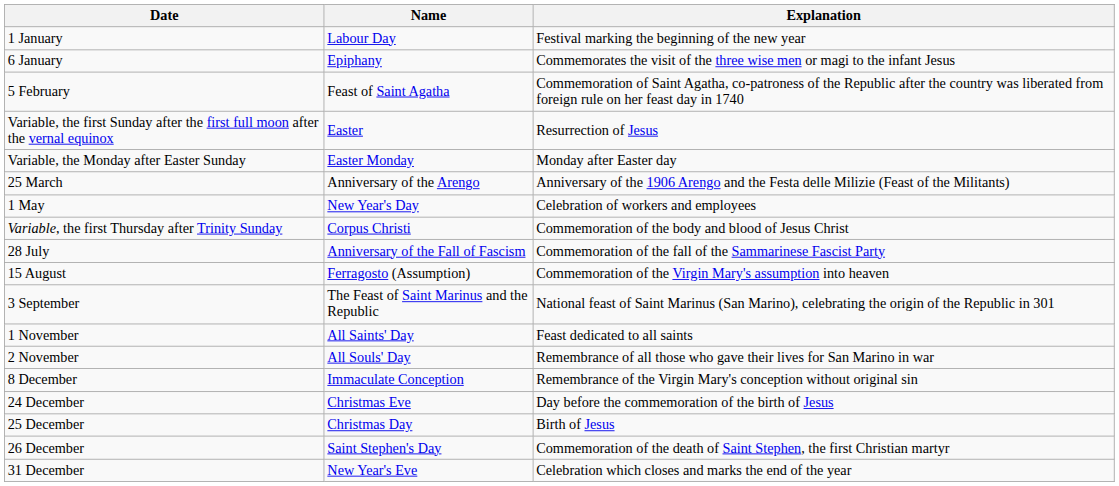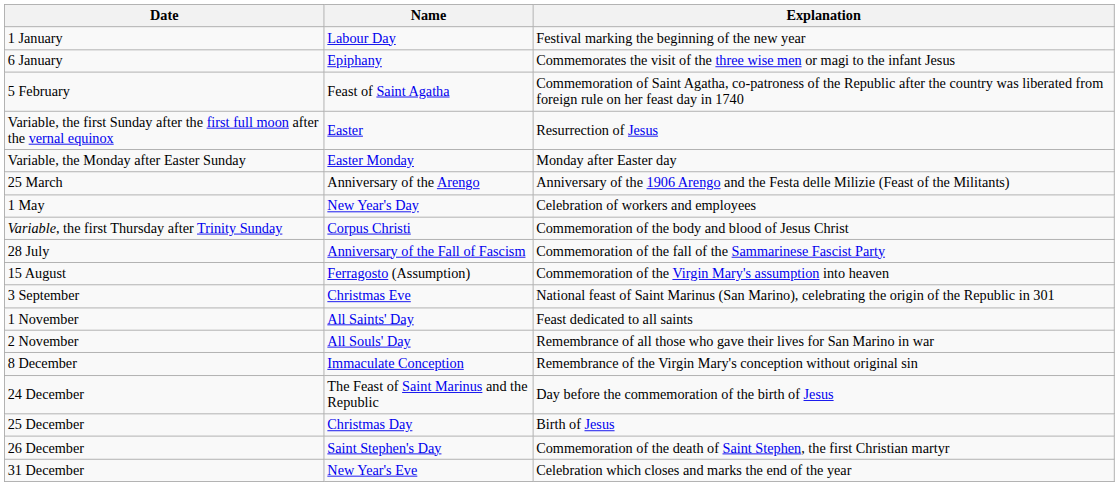(427, 304) The Feast of Saint Marinus and the Republic -> (369, 296) Christmas Eve
(369, 402) Christmas Eve -> (427, 394) The Feast of Saint Marinus and the Republic
